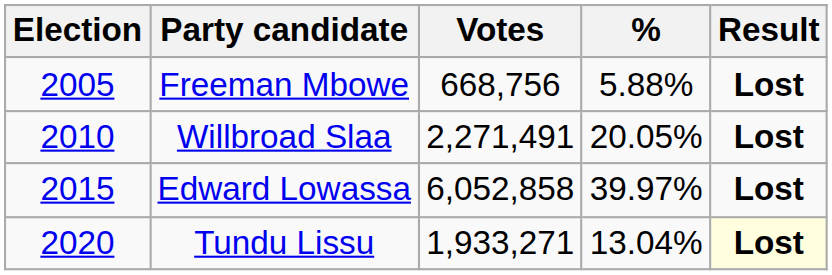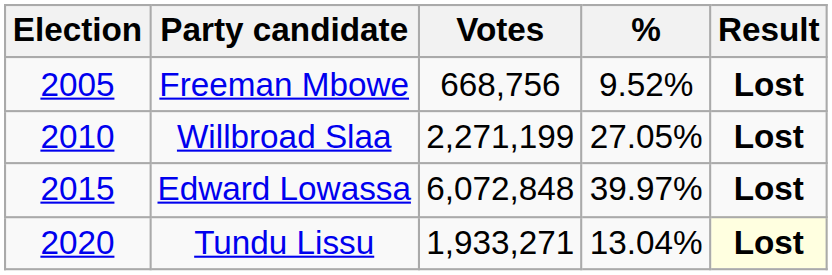(646, 83) 5.88% -> (646, 83) 9.52%
(500, 136) 2,271,491 -> (500, 136) 2,271,199
(646, 136) 20.05% -> (646, 136) 27.05%
(500, 189) 6,052,858 -> (500, 189) 6,072,848
